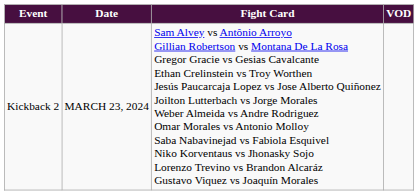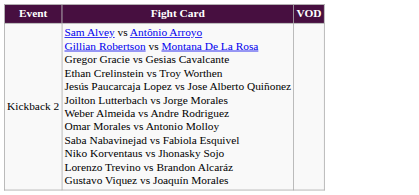- column: (107, 14)
